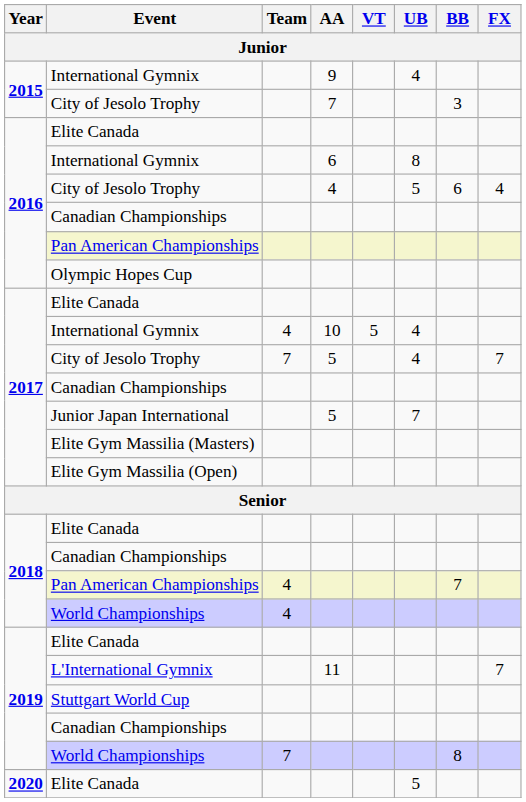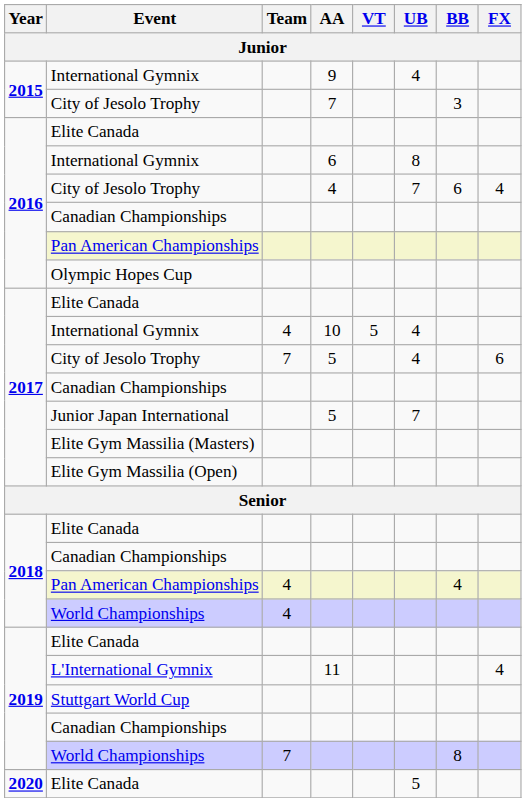(416, 188) 5 -> (416, 188) 7
(500, 358) 7 -> (500, 358) 6
(458, 585) 7 -> (458, 585) 4
(500, 670) 7 -> (500, 670) 4
